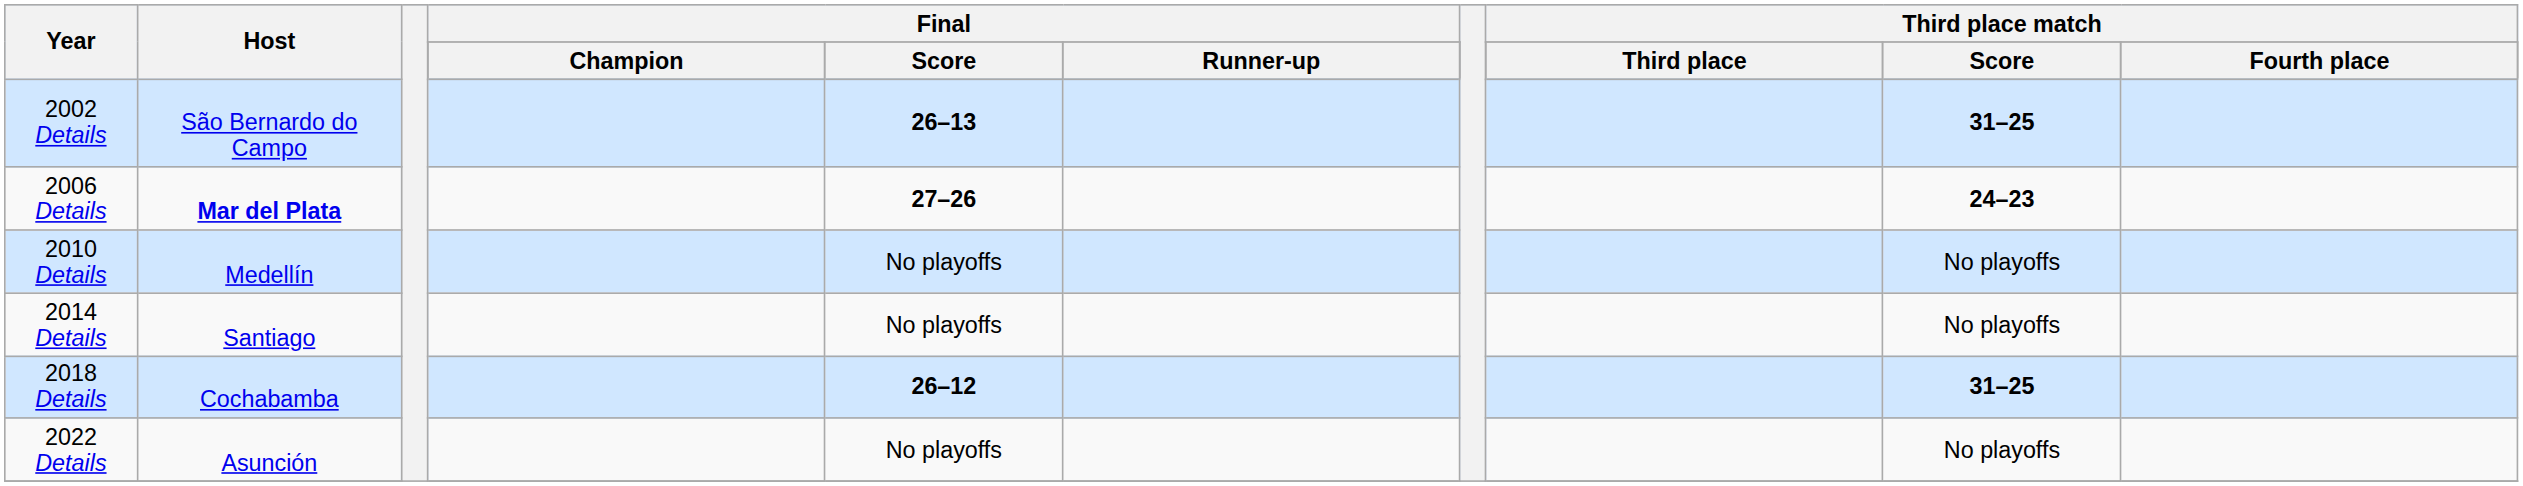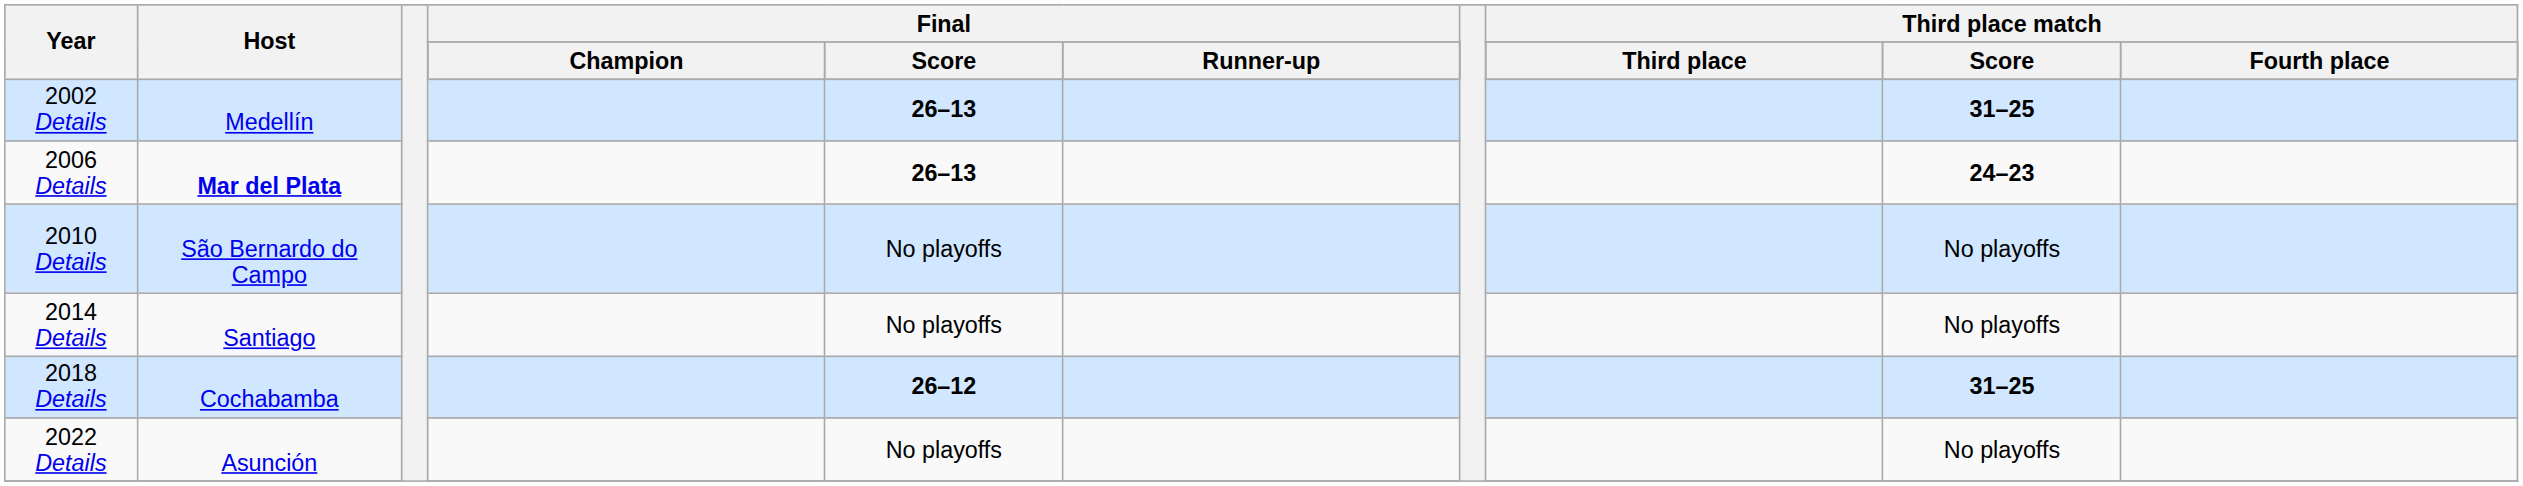(269, 136) São Bernardo do Campo -> (269, 123) Medellín
(944, 199) 27–26 -> (944, 173) 26–13
(269, 275) Medellín -> (269, 262) São Bernardo do Campo
